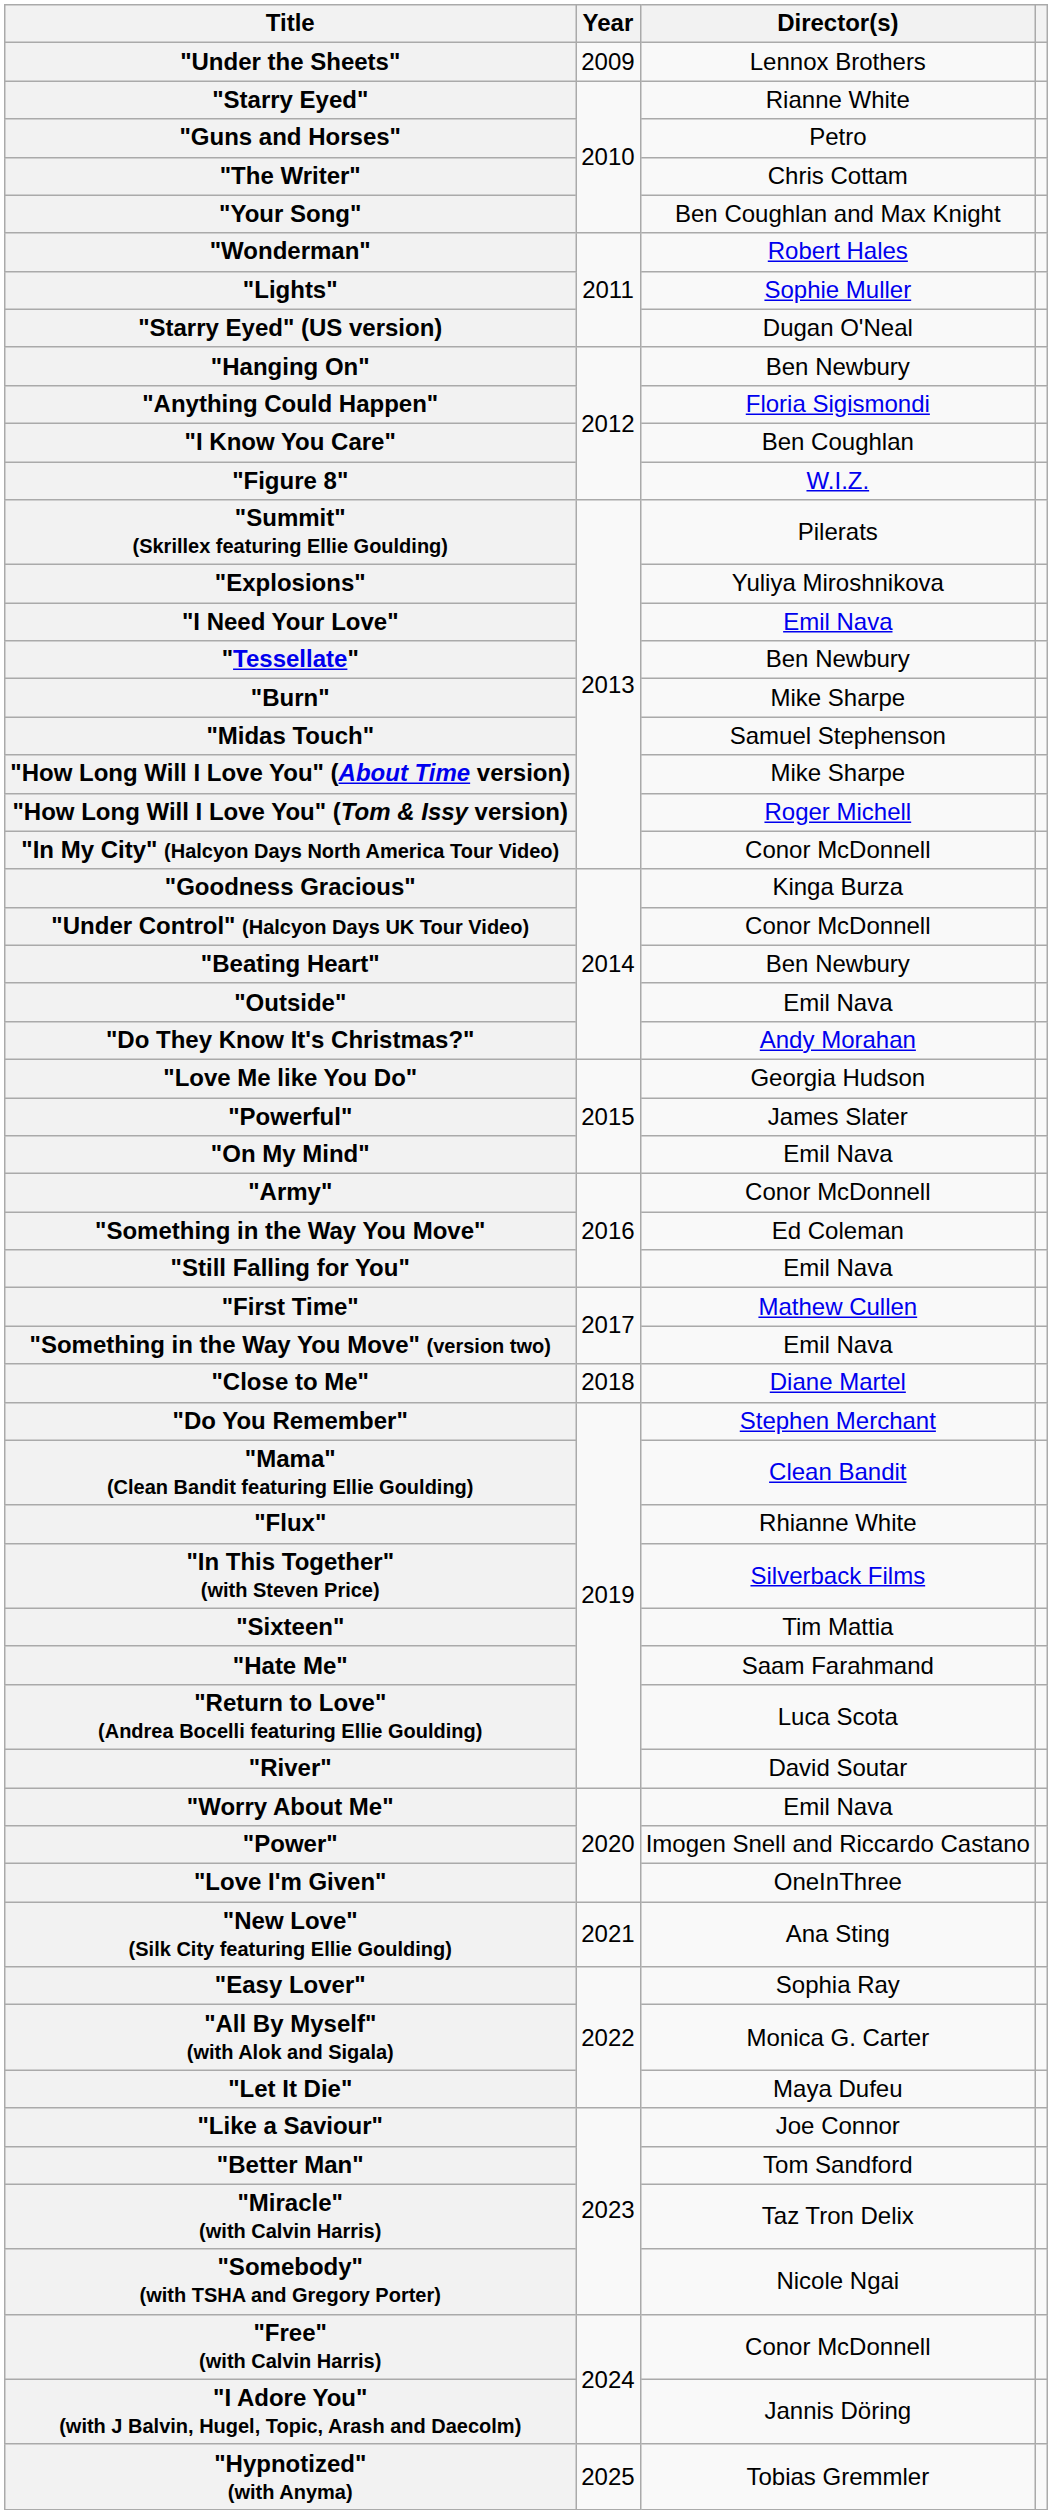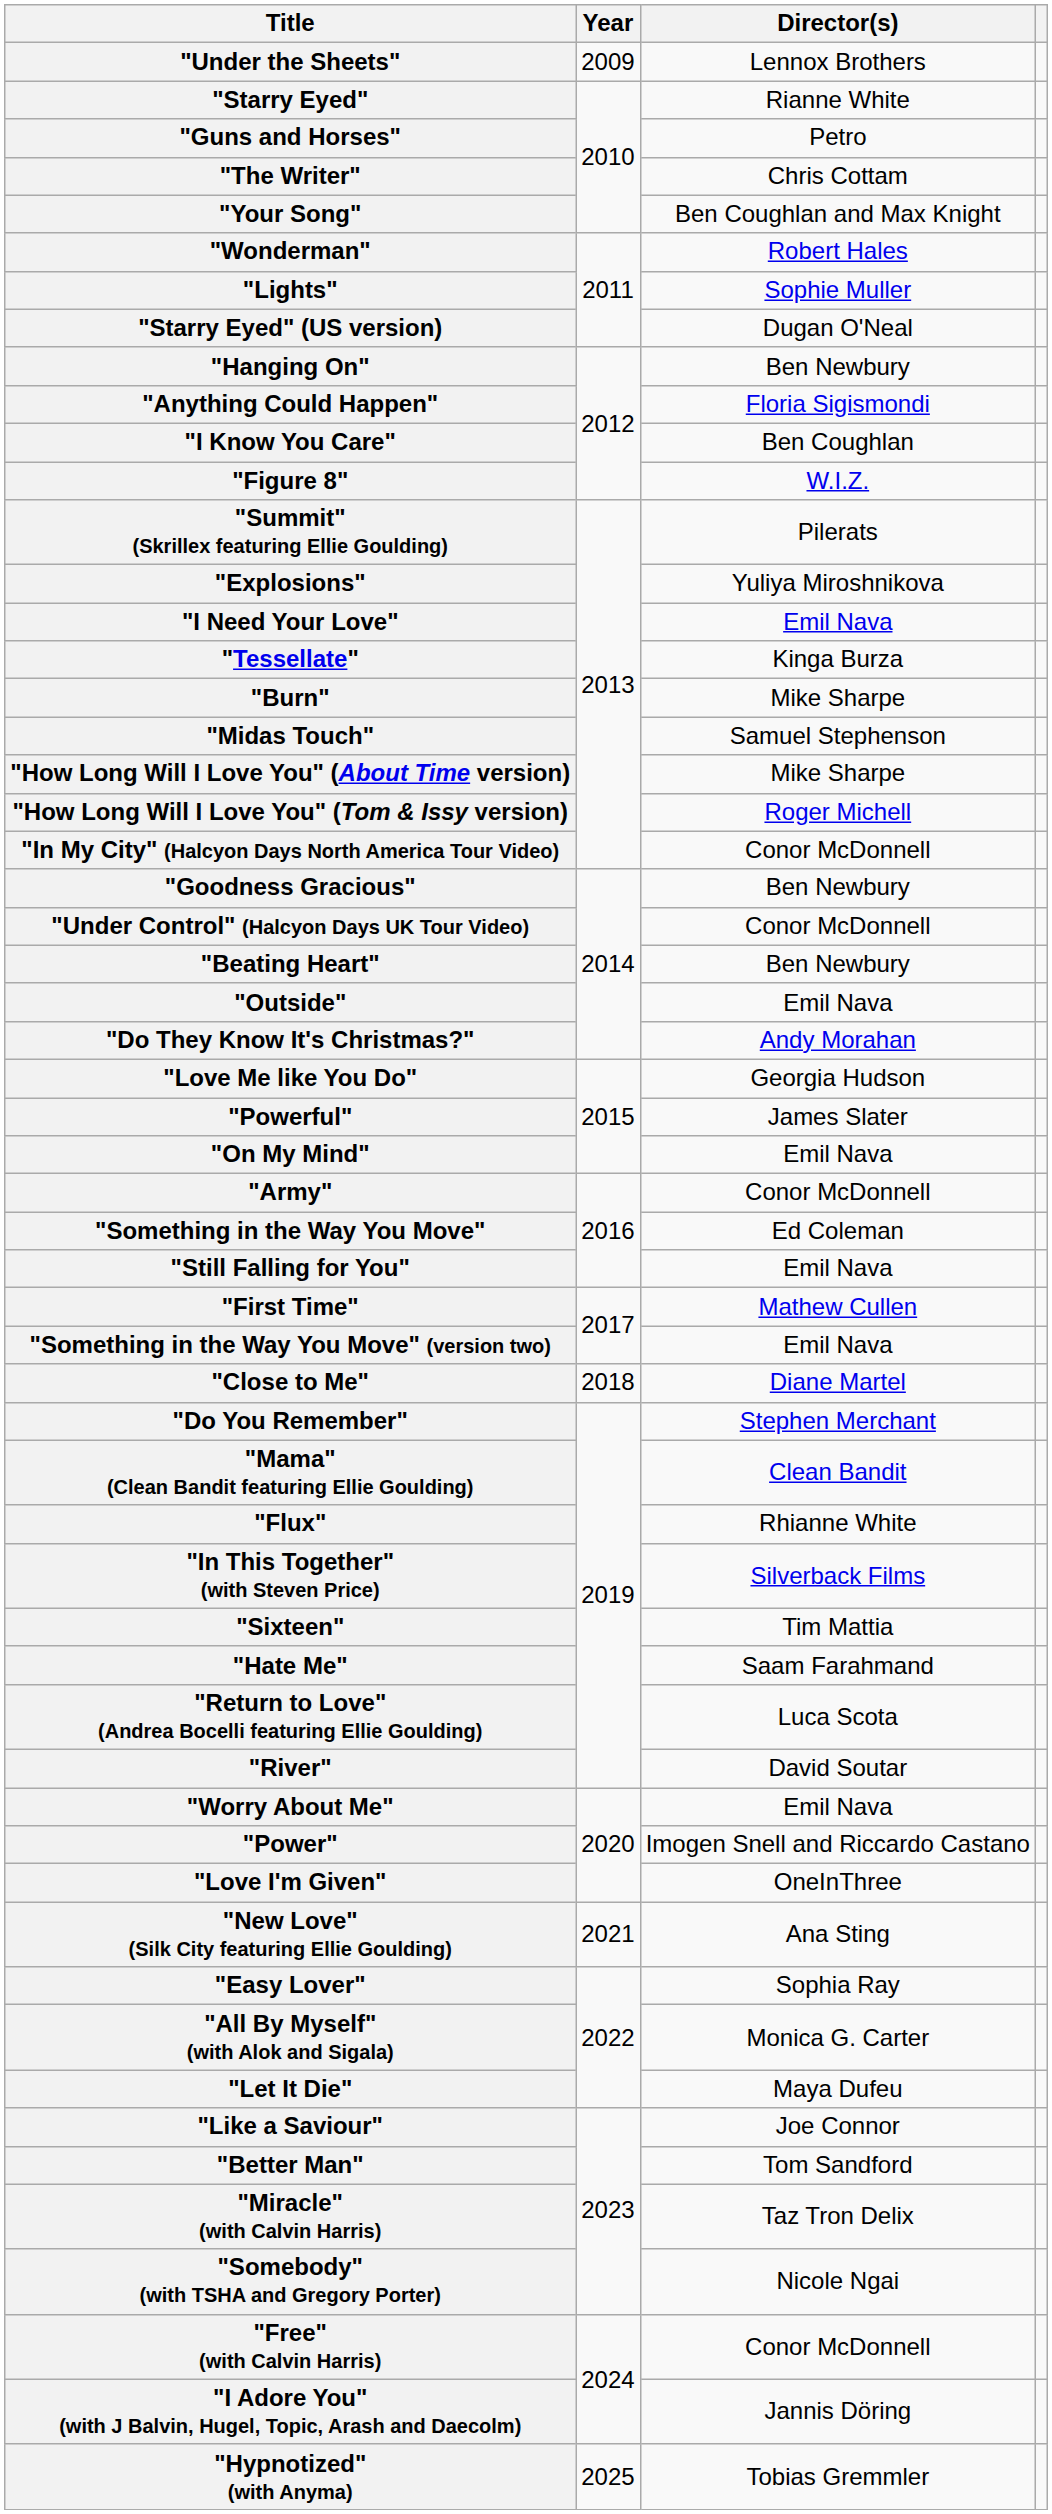(838, 659) Ben Newbury -> (838, 659) Kinga Burza
(838, 887) Kinga Burza -> (838, 887) Ben Newbury
